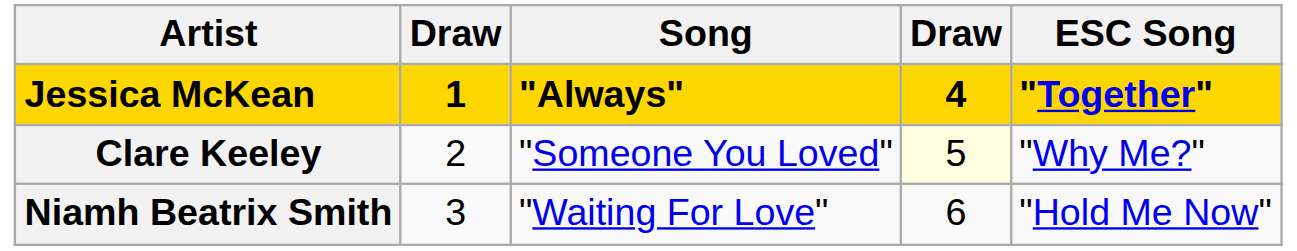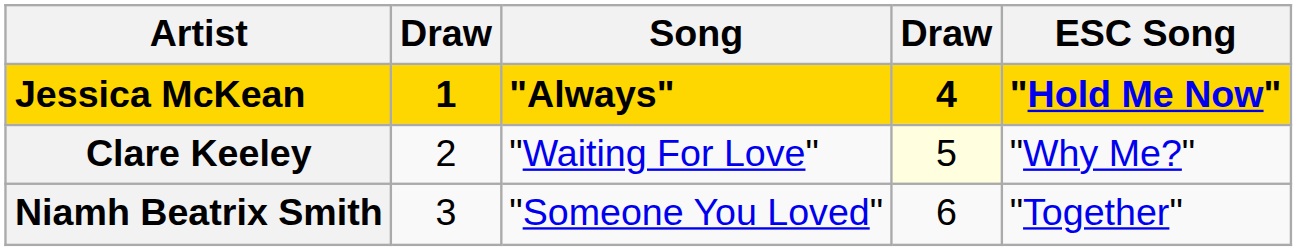(1116, 93) "Together" -> (1146, 93) "Hold Me Now"
(706, 153) "Someone You Loved" -> (664, 153) "Waiting For Love"
(674, 213) "Waiting For Love" -> (696, 213) "Someone You Loved"
(1146, 213) "Hold Me Now" -> (1096, 213) "Together"
